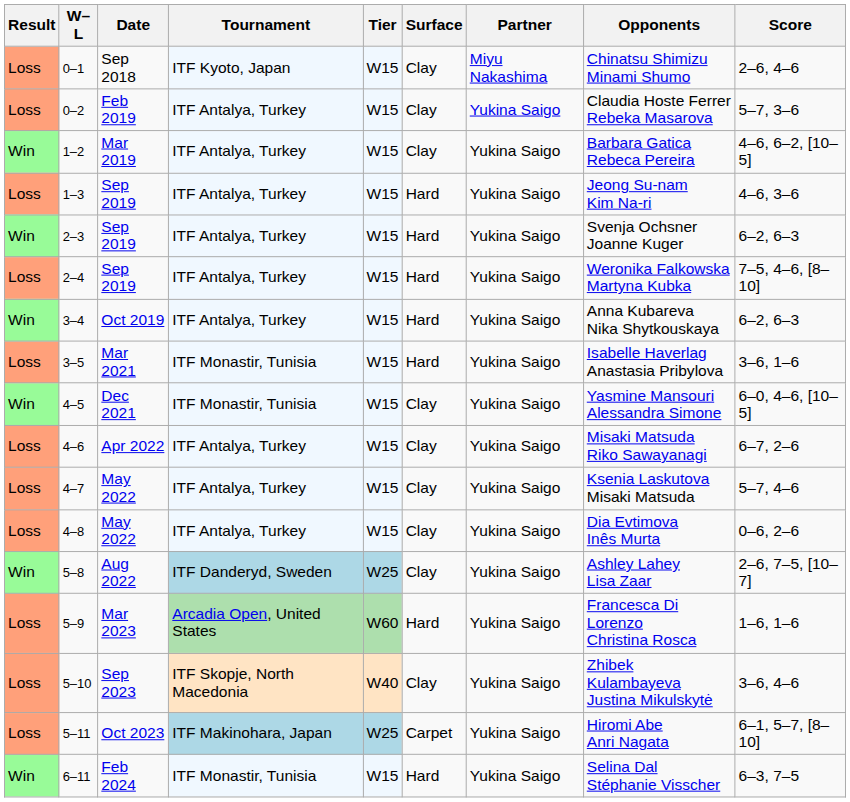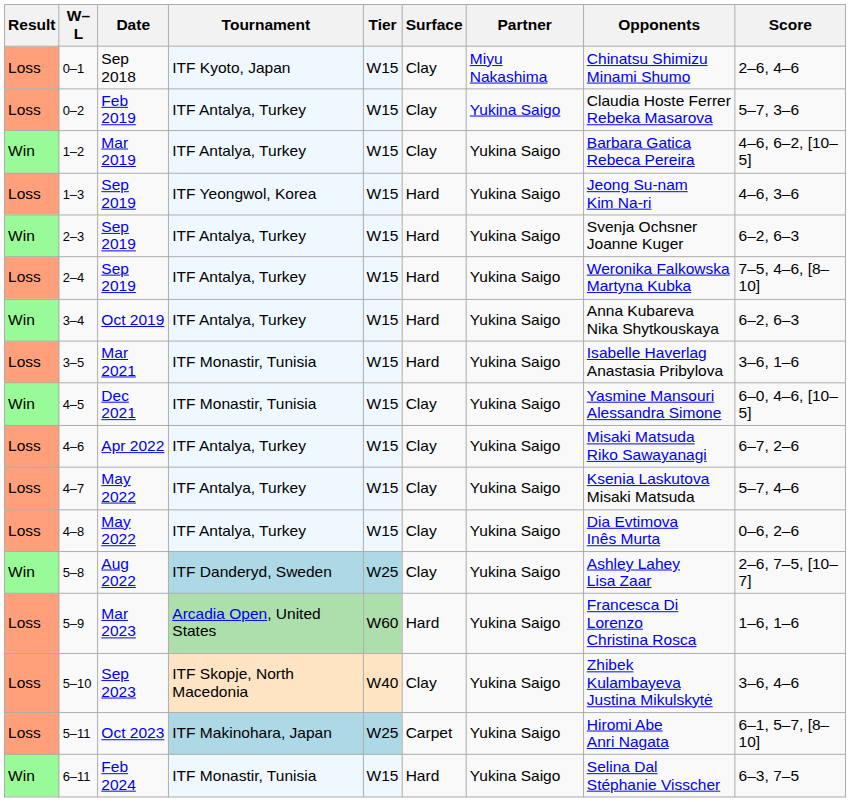(239, 193) ITF Antalya, Turkey -> (244, 193) ITF Yeongwol, Korea
